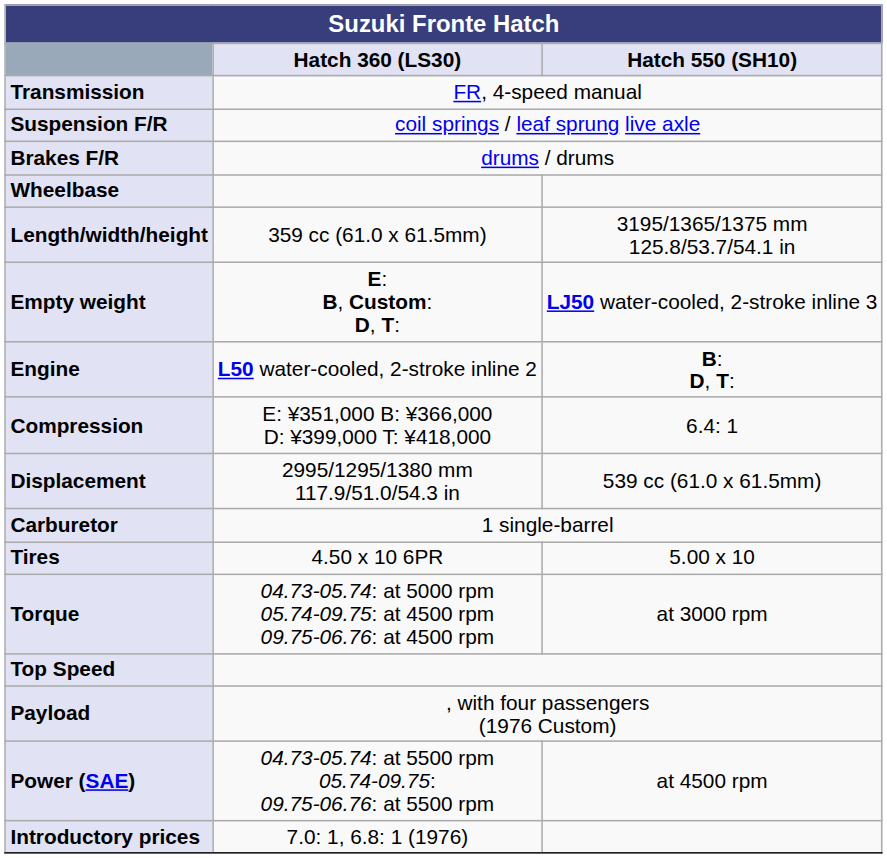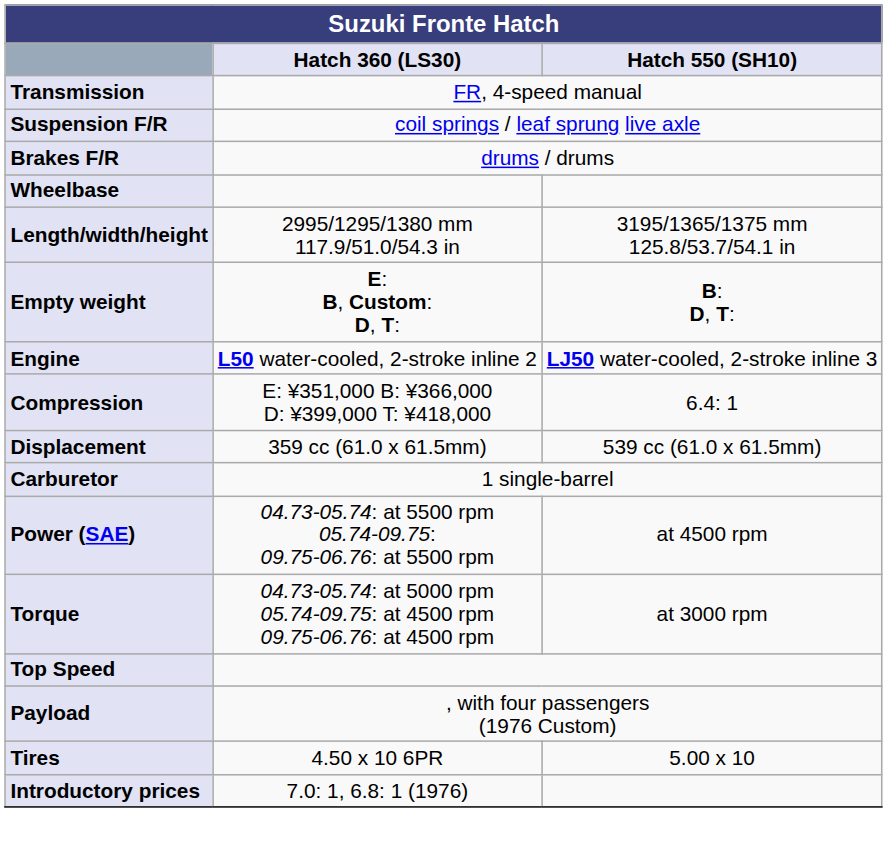(377, 235) 359 cc (61.0 x 61.5mm) -> (377, 235) 2995/1295/1380 mm 117.9/51.0/54.3 in
(712, 302) LJ50 water-cooled, 2-stroke inline 3 -> (712, 302) B: D, T:
(712, 370) B: D, T: -> (712, 358) LJ50 water-cooled, 2-stroke inline 3
(377, 481) 2995/1295/1380 mm 117.9/51.0/54.3 in -> (377, 447) 359 cc (61.0 x 61.5mm)
rows swapped: (73, 781) <-> (35, 558)
